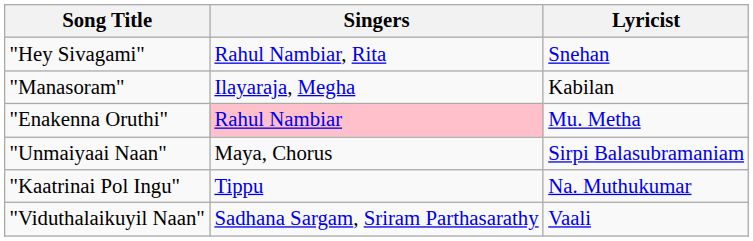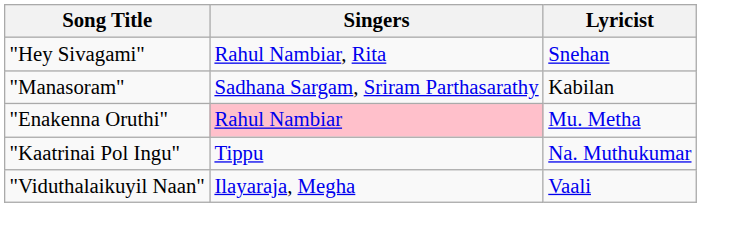(285, 86) Ilayaraja, Megha -> (377, 86) Sadhana Sargam, Sriram Parthasarathy
- row: (88, 152)
(377, 218) Sadhana Sargam, Sriram Parthasarathy -> (285, 185) Ilayaraja, Megha
